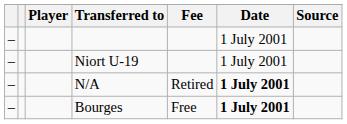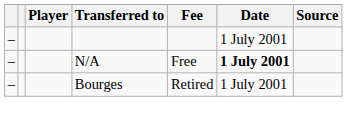- row: (107, 61)
(192, 84) Retired -> (184, 61) Free
(184, 107) Free -> (192, 84) Retired
(255, 107) bold -> (254, 84) normal
